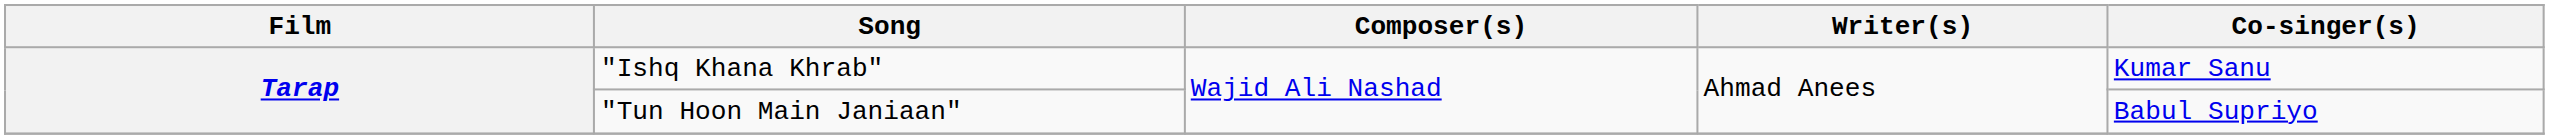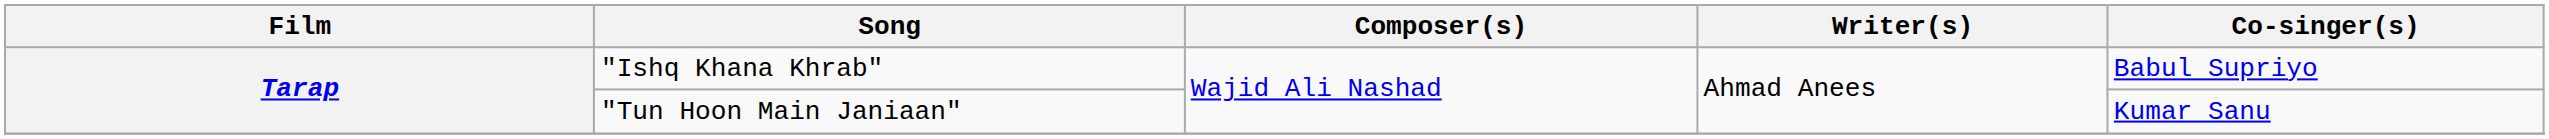(2192, 69) Kumar Sanu -> (2216, 69) Babul Supriyo
(2216, 111) Babul Supriyo -> (2192, 111) Kumar Sanu
